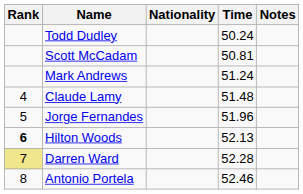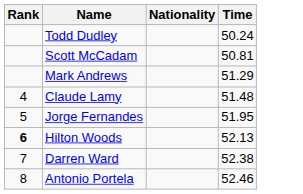- column: (278, 14)
(237, 76) 51.24 -> (237, 76) 51.29
(237, 117) 51.96 -> (237, 117) 51.95
(23, 158) khaki background -> (23, 158) no background
(237, 158) 52.28 -> (237, 158) 52.38
